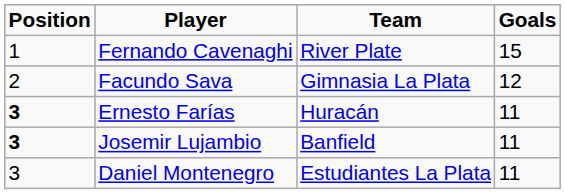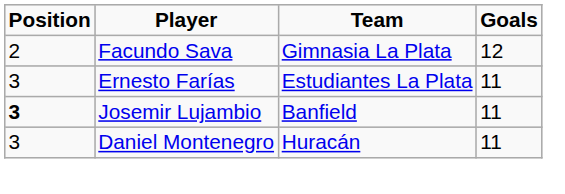- row: (195, 51)
(14, 112) bold -> (14, 81) normal
(340, 112) Huracán -> (377, 81) Estudiantes La Plata
(396, 173) Estudiantes La Plata -> (321, 142) Huracán
